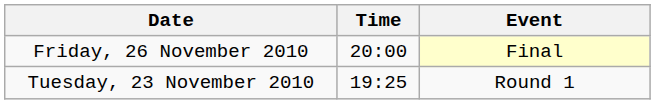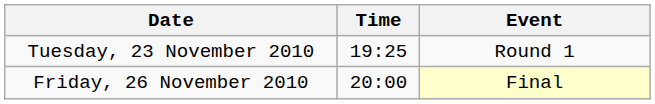rows swapped: (171, 83) <-> (171, 51)
